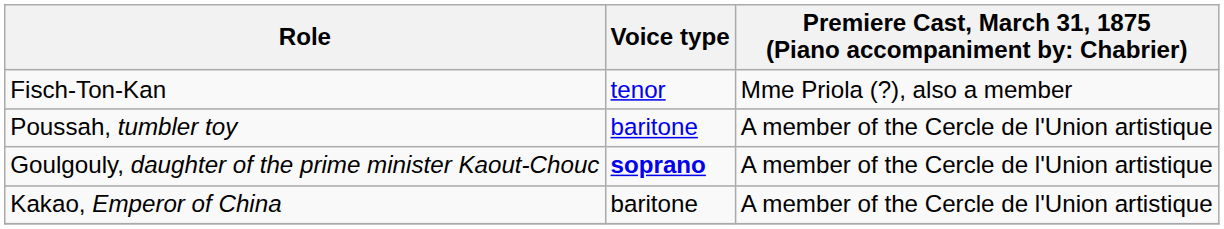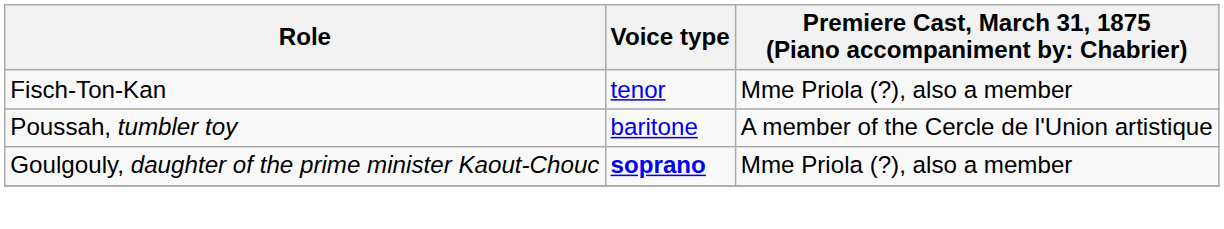(977, 165) A member of the Cercle de l'Union artistique -> (907, 165) Mme Priola (?), also a member
- row: (146, 204)
